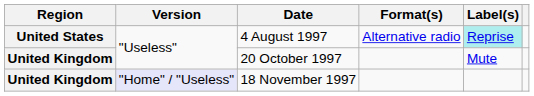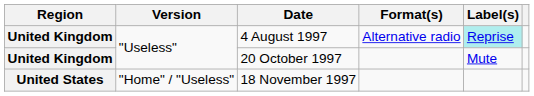(60, 36) United States -> (60, 36) United Kingdom
(60, 79) United Kingdom -> (60, 79) United States
(176, 79) lavender background -> (176, 79) no background
